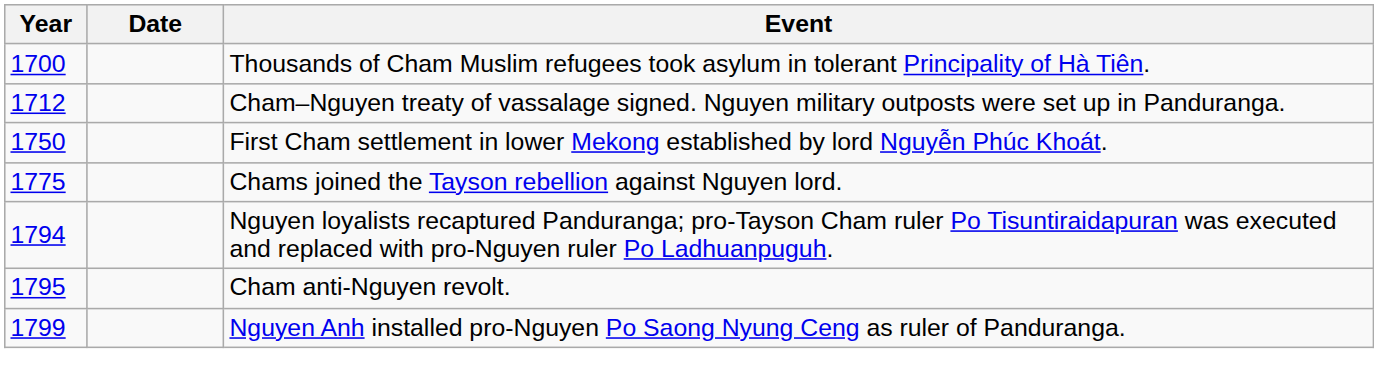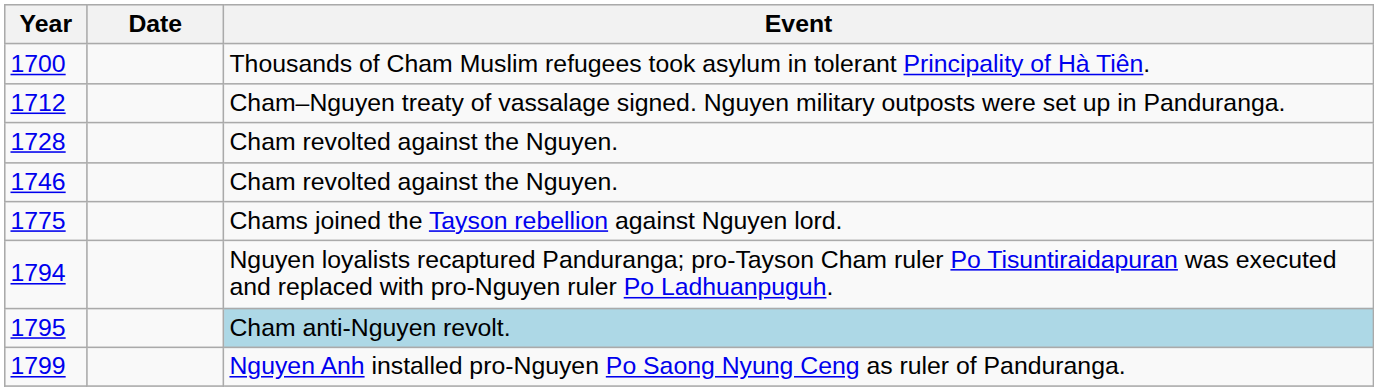+ row: (38, 142)
+ row: (38, 181)
- row: (38, 142)
(370, 288) no background -> (370, 327) lightblue background
